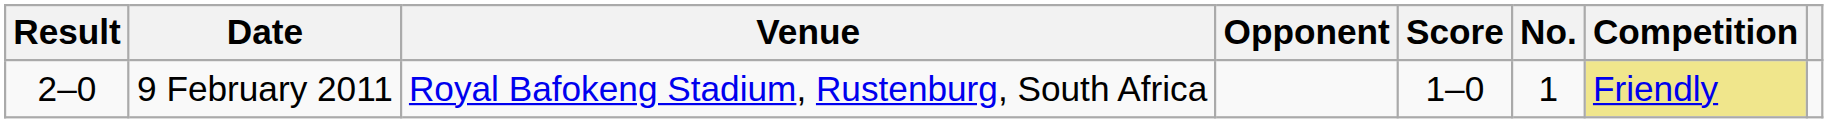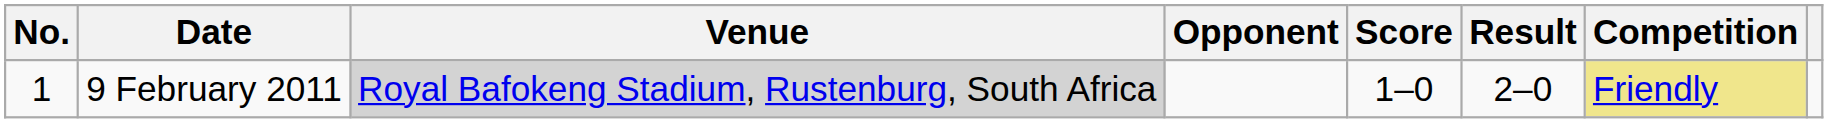columns swapped: (1548, 32) <-> (67, 32)
(808, 88) no background -> (757, 88) lightgrey background
